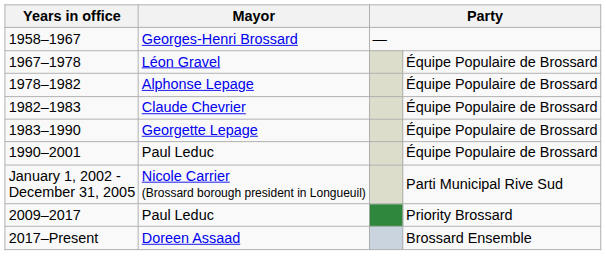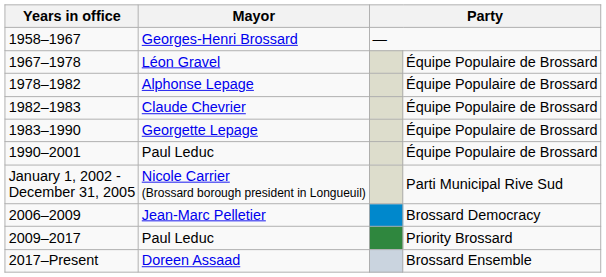+ row: (45, 215)
